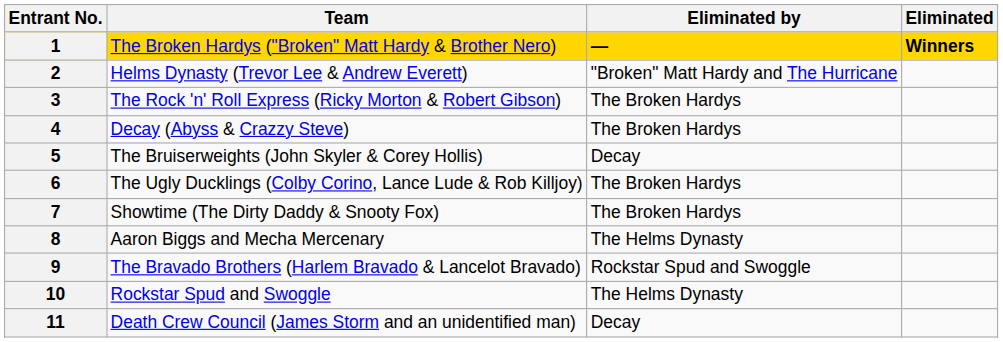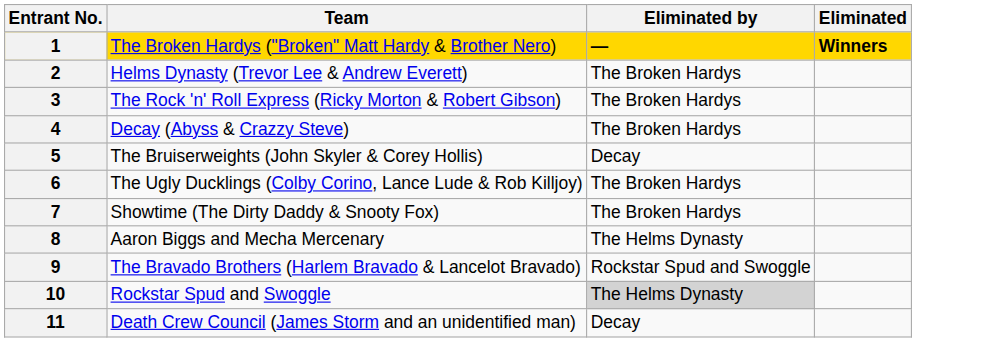(744, 73) "Broken" Matt Hardy and The Hurricane -> (666, 73) The Broken Hardys
(667, 294) no background -> (667, 294) lightgrey background
